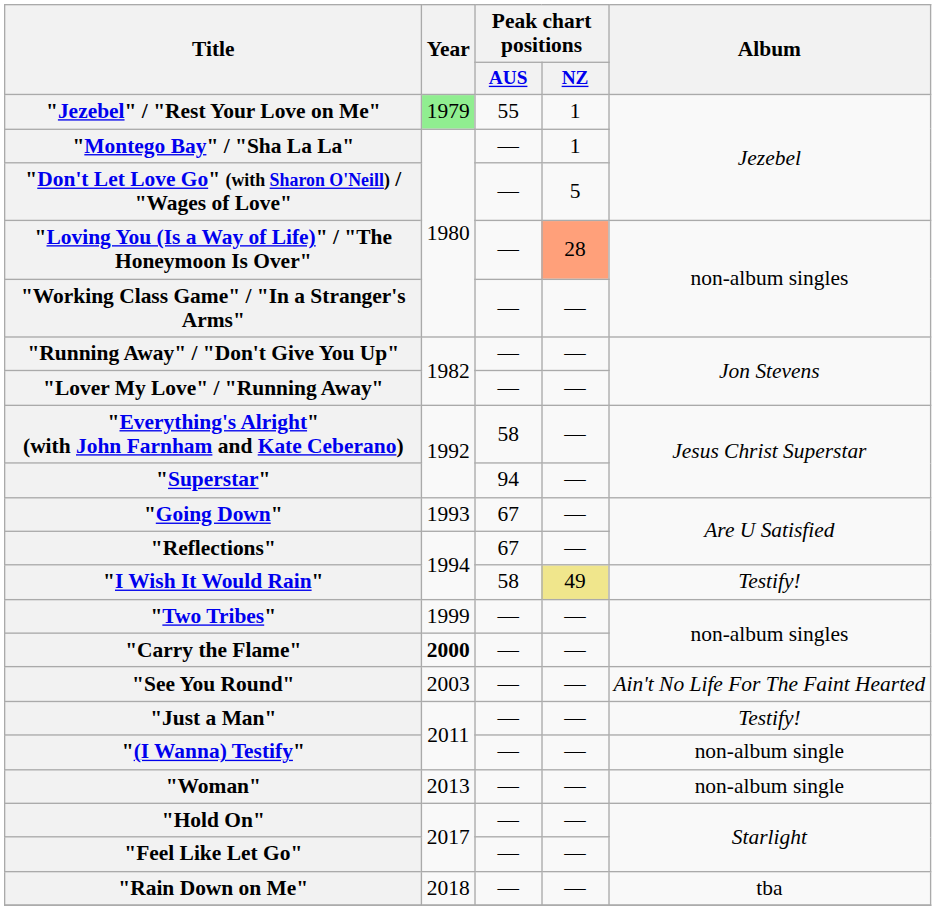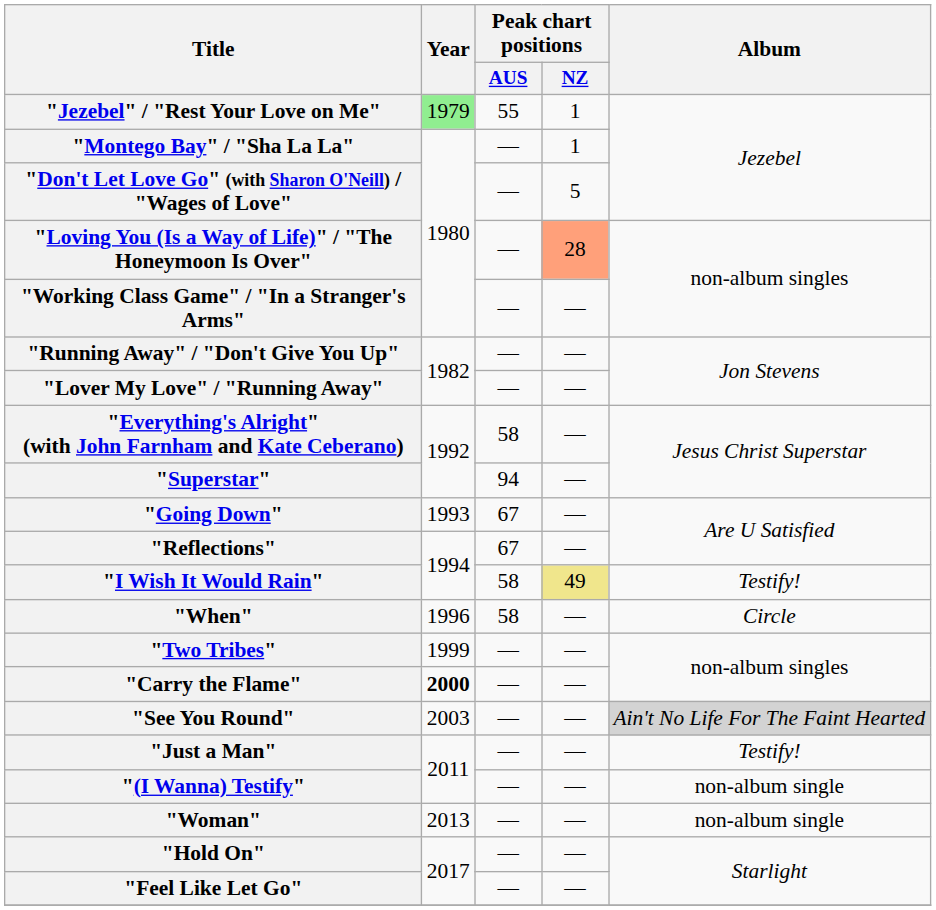+ row: (213, 615)
(769, 683) no background -> (769, 717) lightgrey background
- row: (213, 887)
